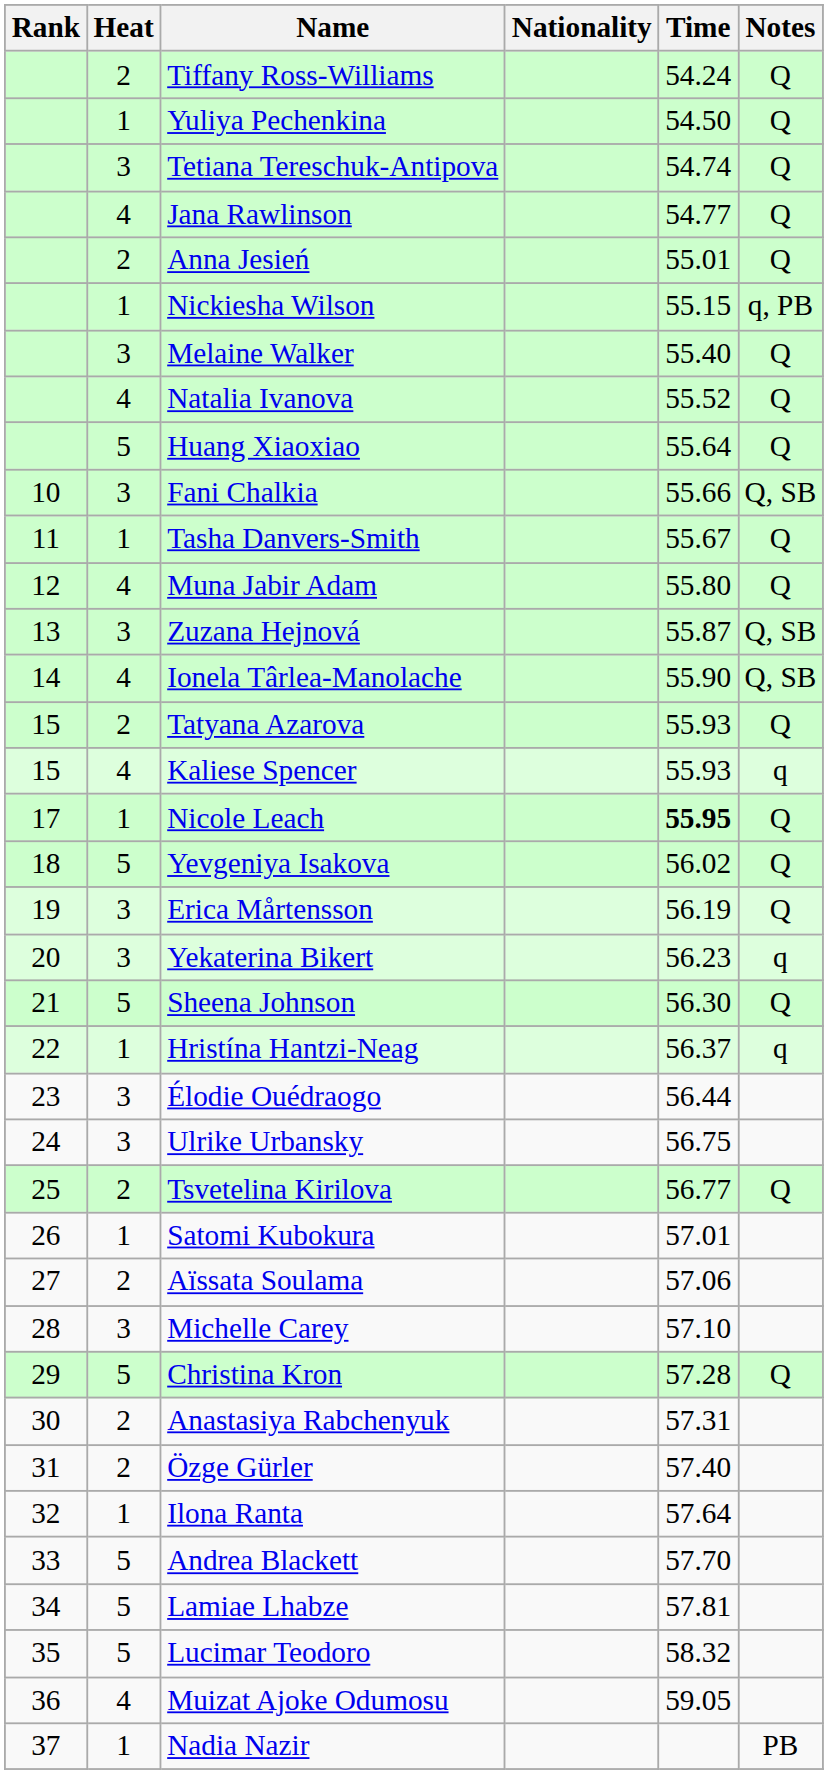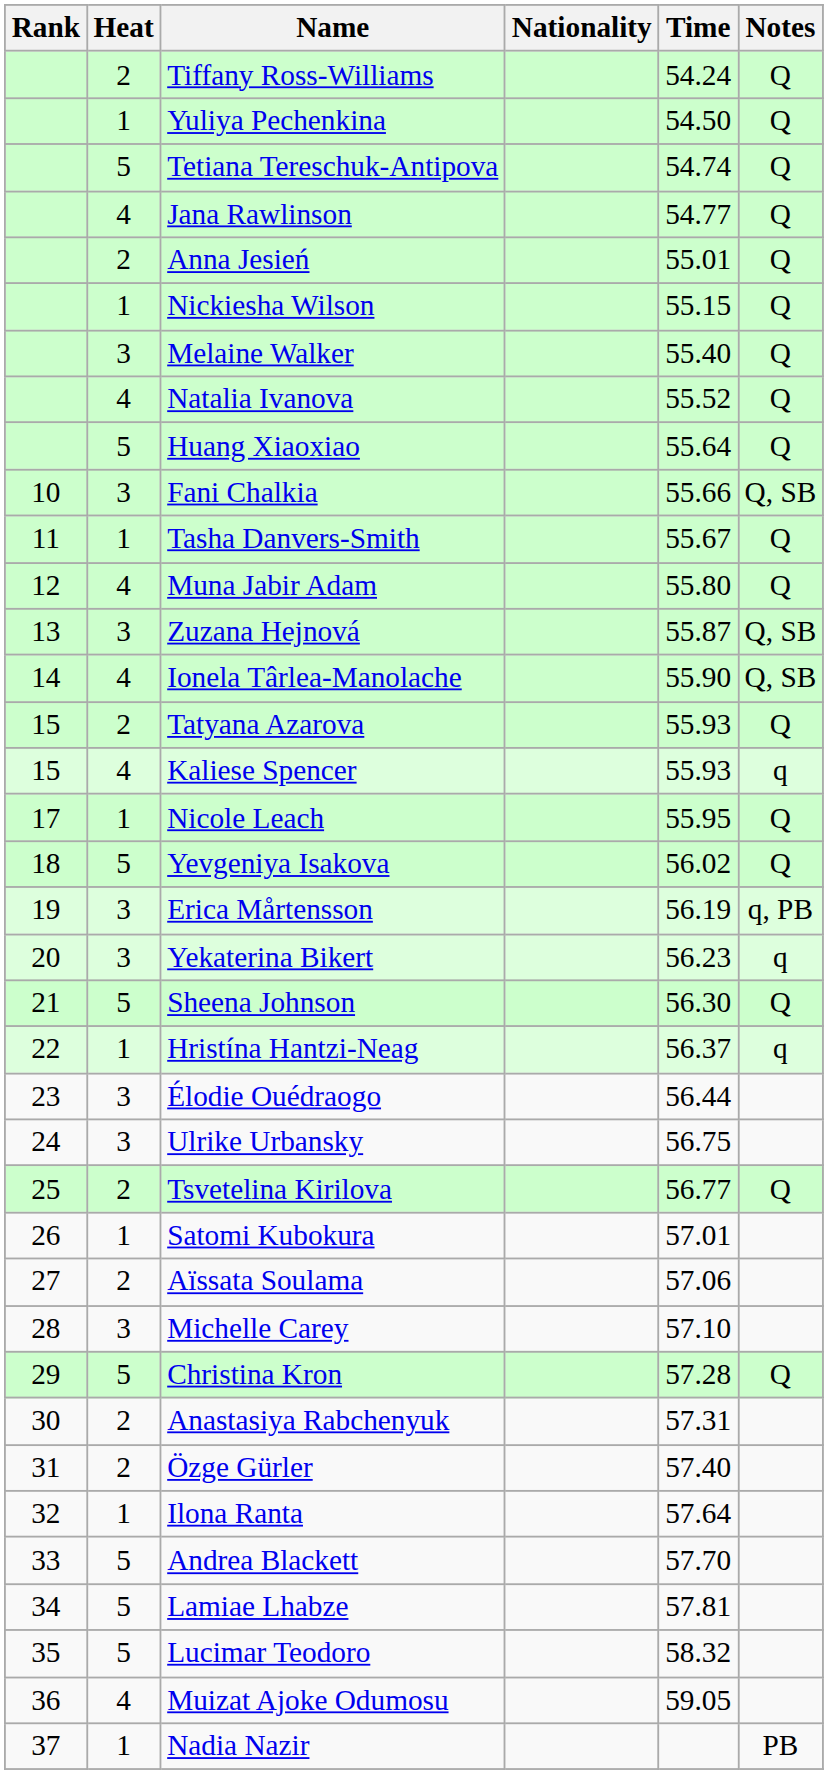(124, 167) 3 -> (124, 167) 5
(780, 306) q, PB -> (780, 306) Q
(698, 817) bold -> (698, 817) normal
(780, 910) Q -> (780, 910) q, PB
